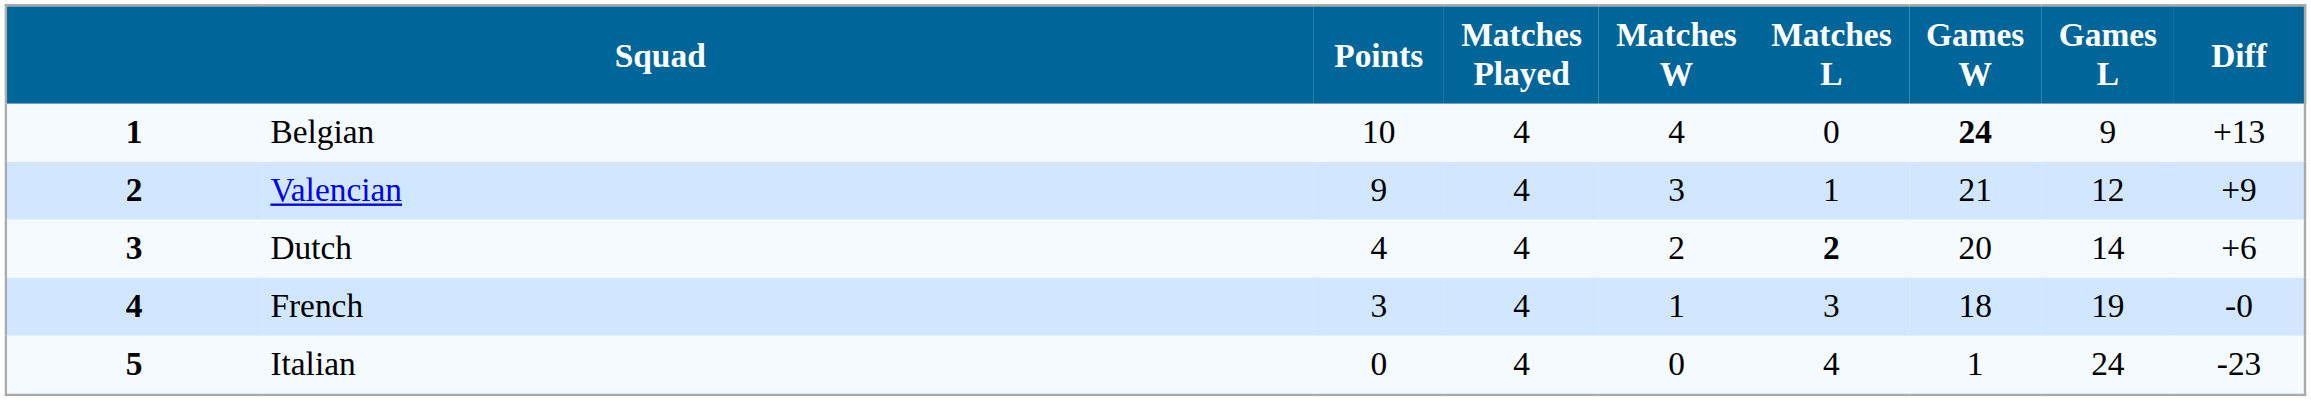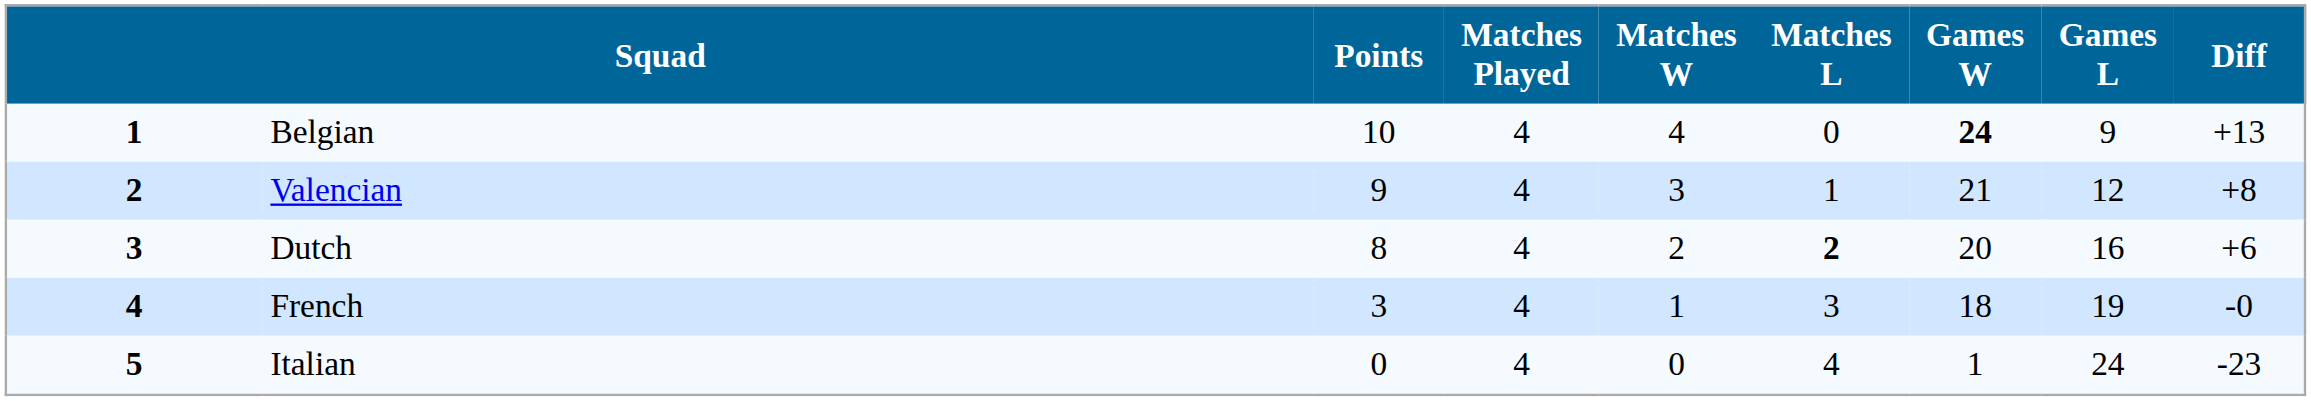(2239, 190) +9 -> (2239, 190) +8
(1379, 248) 4 -> (1379, 248) 8
(2108, 248) 14 -> (2108, 248) 16
